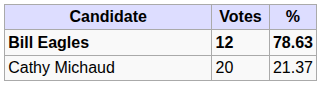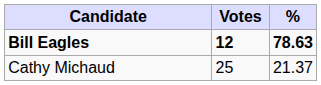(224, 67) 20 -> (224, 67) 25
